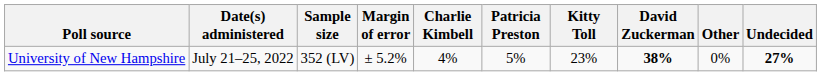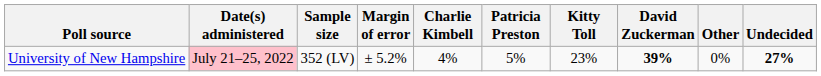(243, 58) no background -> (243, 58) pink background
(658, 58) 38% -> (658, 58) 39%
